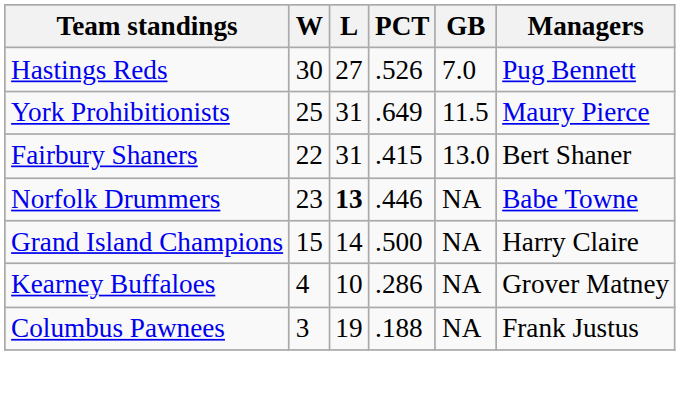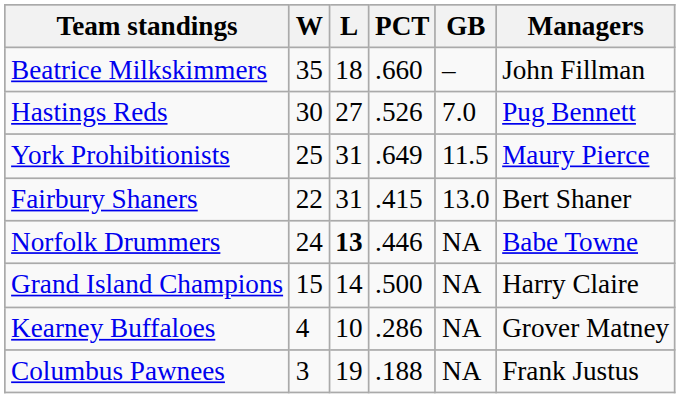+ row: (139, 69)
(309, 198) 23 -> (309, 241) 24
